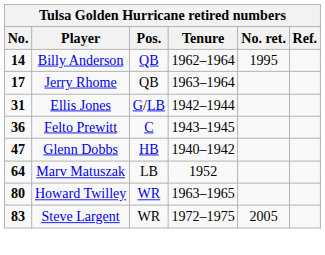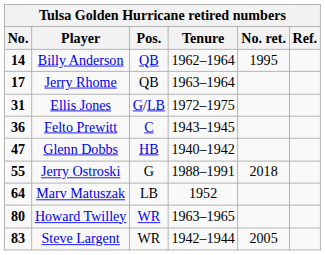(203, 104) 1942–1944 -> (203, 104) 1972–1975
+ row: (81, 171)
(203, 216) 1972–1975 -> (203, 238) 1942–1944
